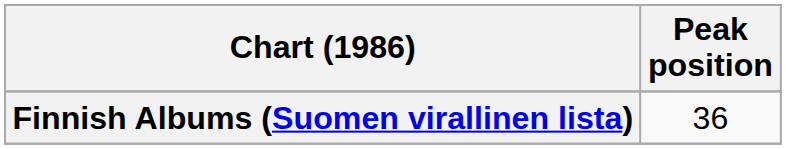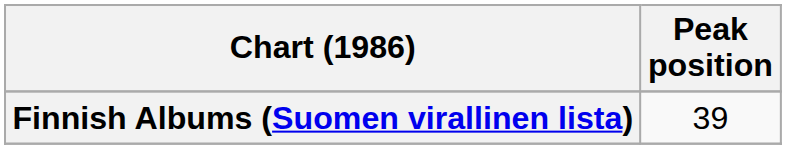(710, 117) 36 -> (710, 117) 39
